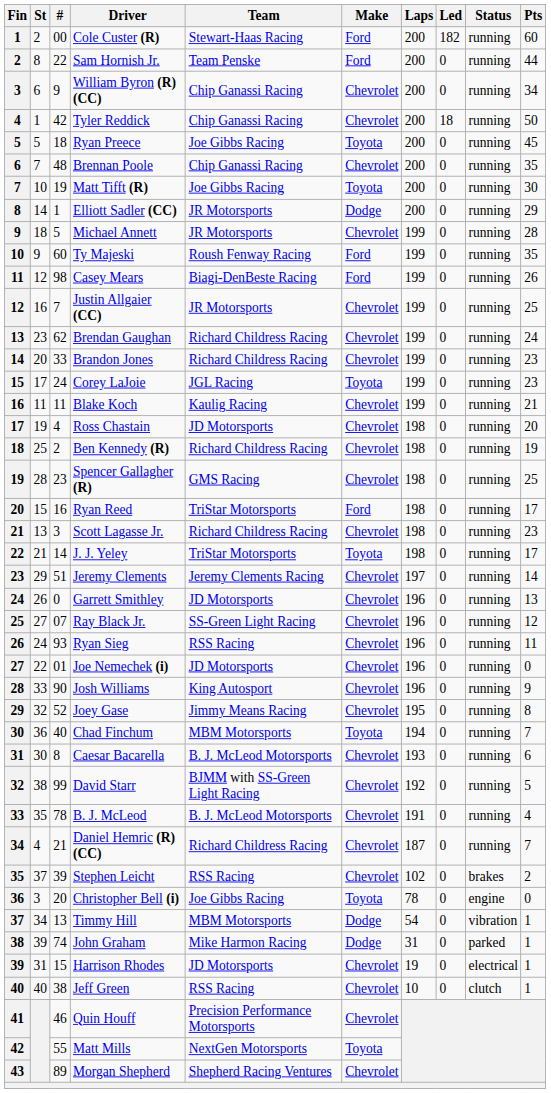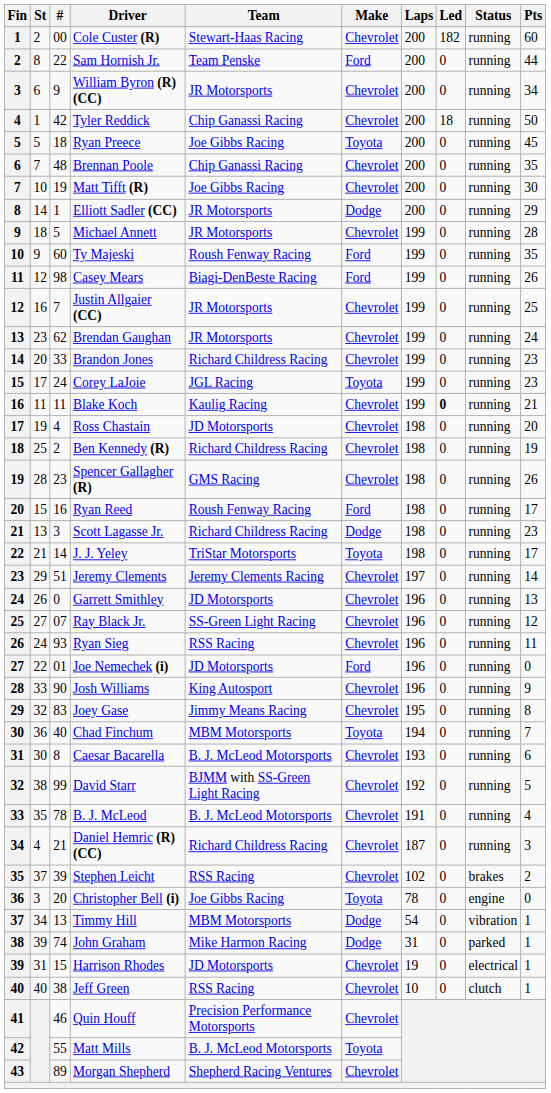(358, 38) Ford -> (372, 38) Chevrolet
(246, 90) Chip Ganassi Racing -> (231, 90) JR Motorsports
(364, 187) Toyota -> (372, 187) Chevrolet
(258, 337) Richard Childress Racing -> (231, 337) JR Motorsports
(443, 404) normal -> (443, 404) bold
(531, 479) 25 -> (531, 479) 26
(242, 510) TriStar Motorsports -> (250, 510) Roush Fenway Racing
(372, 532) Chevrolet -> (363, 532) Dodge
(372, 666) Chevrolet -> (358, 666) Ford
(60, 710) 52 -> (60, 710) 83
(528, 846) 7 -> (528, 846) 3
(248, 1048) NextGen Motorsports -> (260, 1048) B. J. McLeod Motorsports
